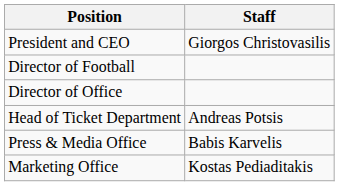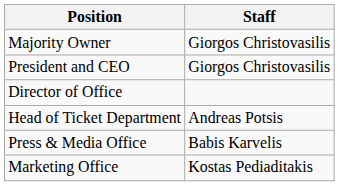+ row: (59, 42)
- row: (71, 67)
